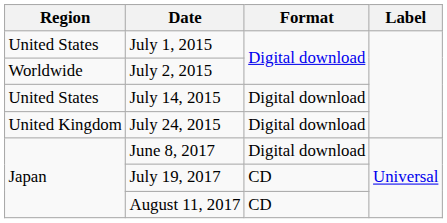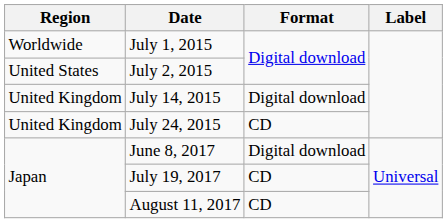(53, 44) United States -> (46, 44) Worldwide
(46, 71) Worldwide -> (53, 71) United States
(53, 97) United States -> (65, 97) United Kingdom
(307, 124) Digital download -> (260, 124) CD
